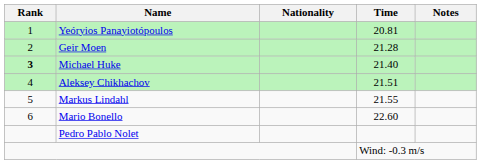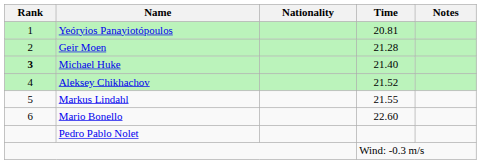(386, 82) 21.51 -> (386, 82) 21.52
